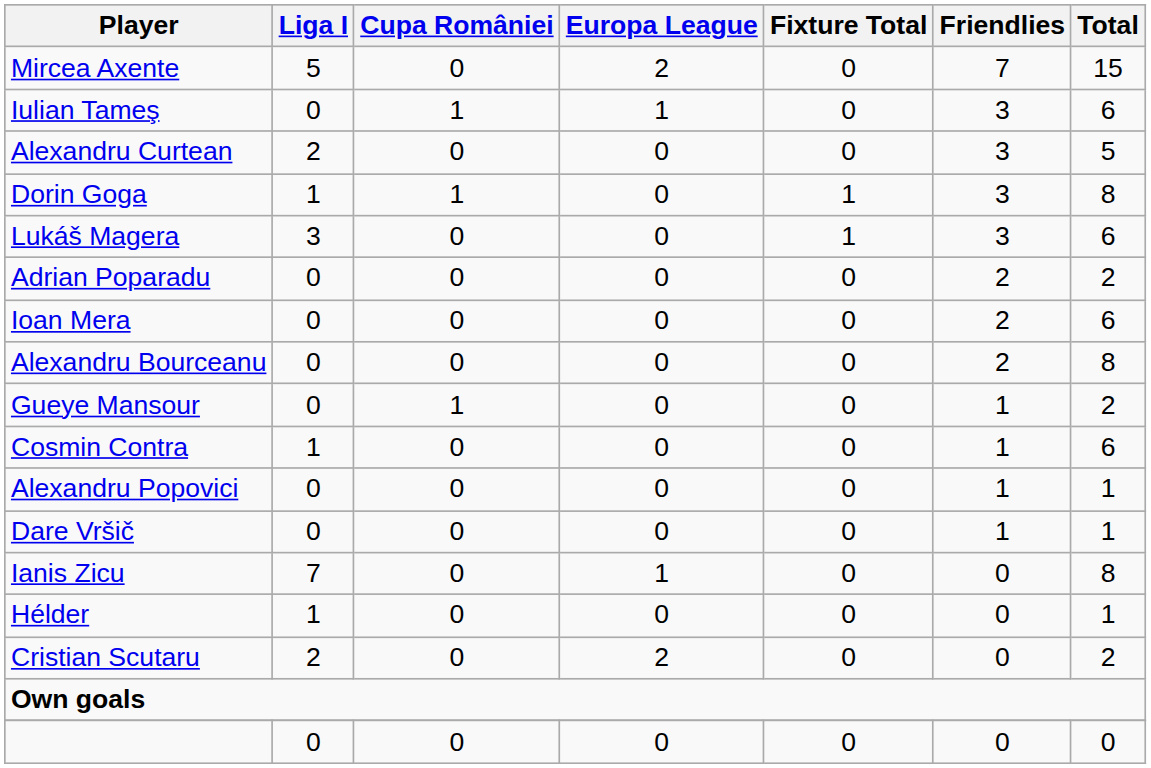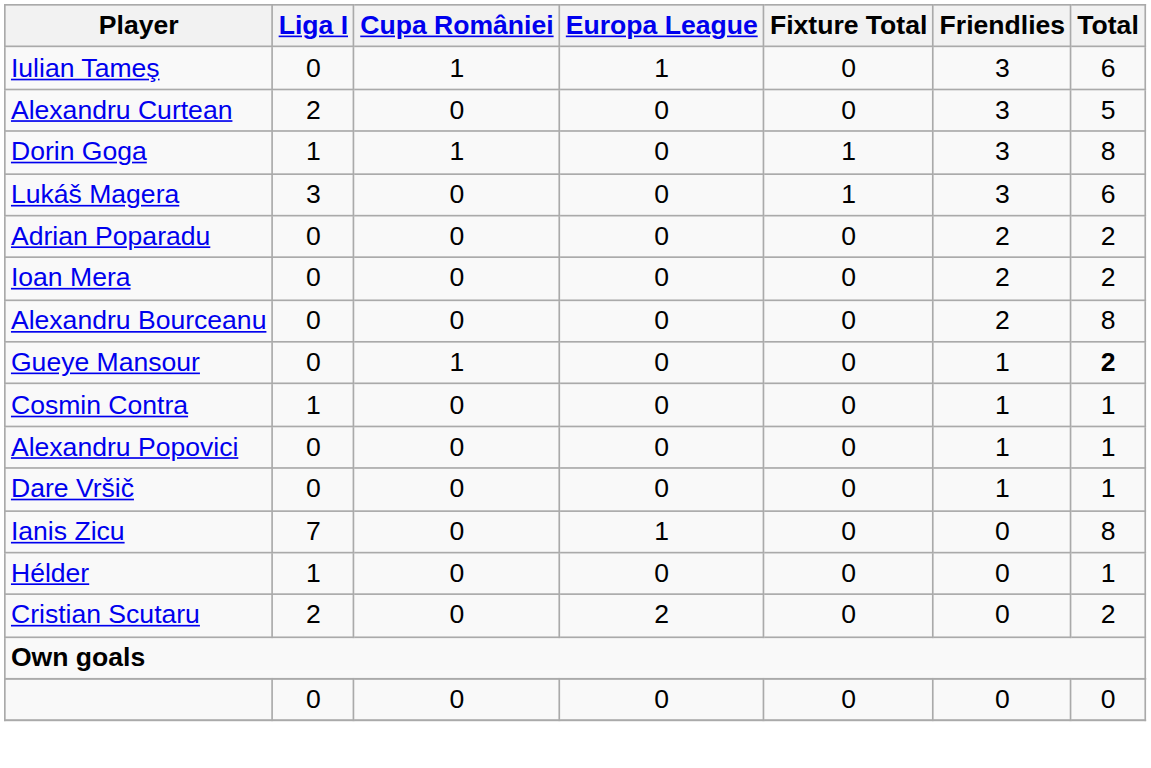- row: (95, 67)
(1108, 320) 6 -> (1108, 278) 2
(1108, 404) normal -> (1108, 362) bold
(1108, 446) 6 -> (1108, 404) 1
